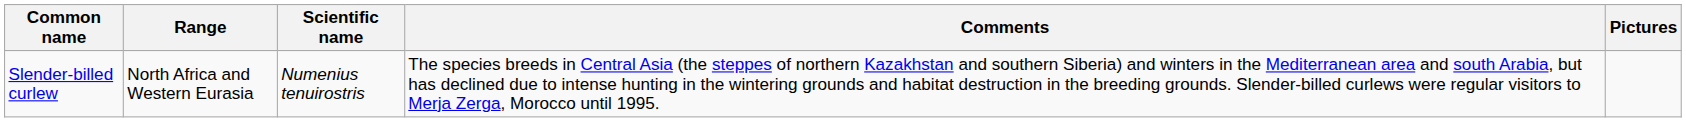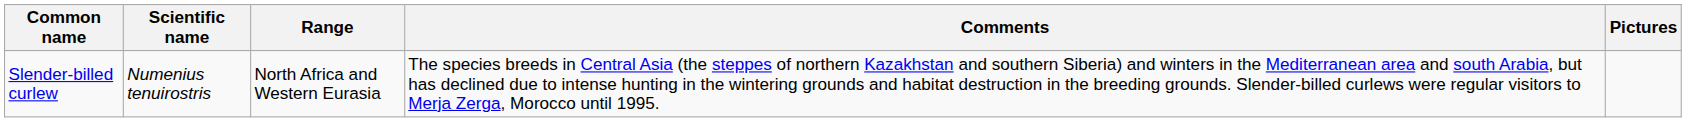columns swapped: (341, 27) <-> (200, 27)
